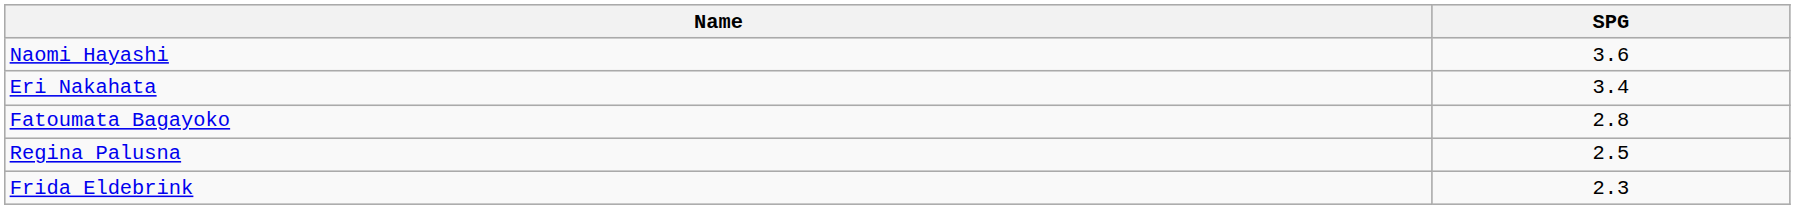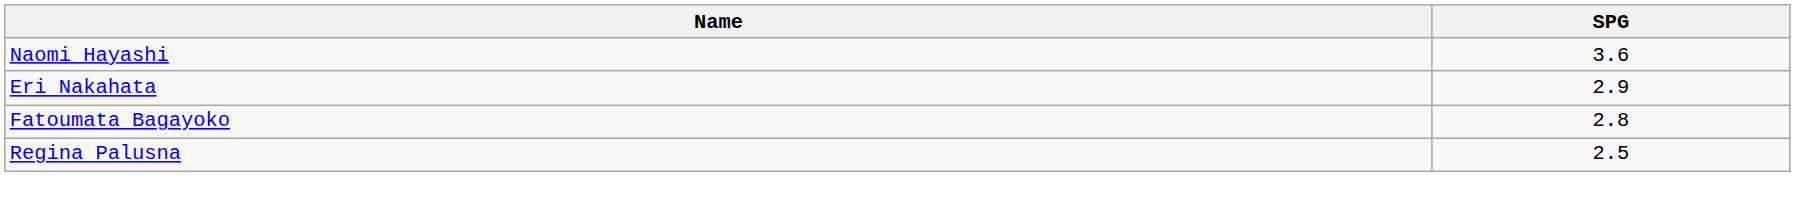(1611, 88) 3.4 -> (1611, 88) 2.9
- row: (102, 188)
